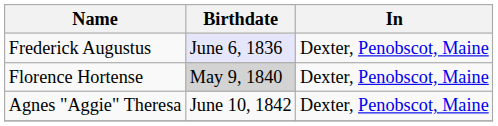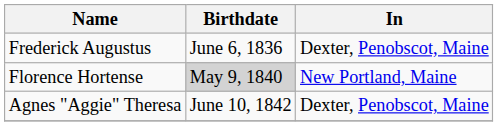(236, 47) lavender background -> (236, 47) no background
(394, 76) Dexter, Penobscot, Maine -> (378, 76) New Portland, Maine
